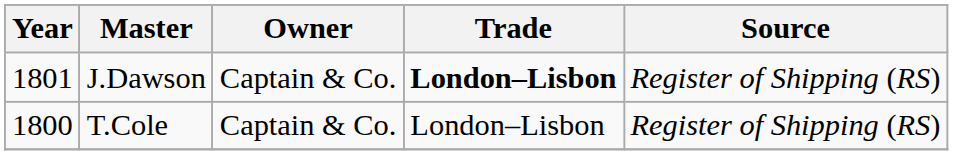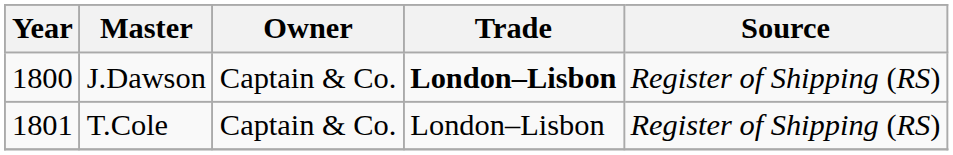(42, 76) 1801 -> (42, 76) 1800
(42, 125) 1800 -> (42, 125) 1801
